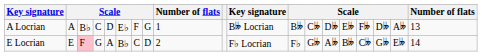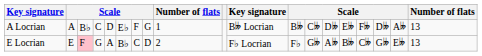(415, 43) 14 -> (415, 43) 13
